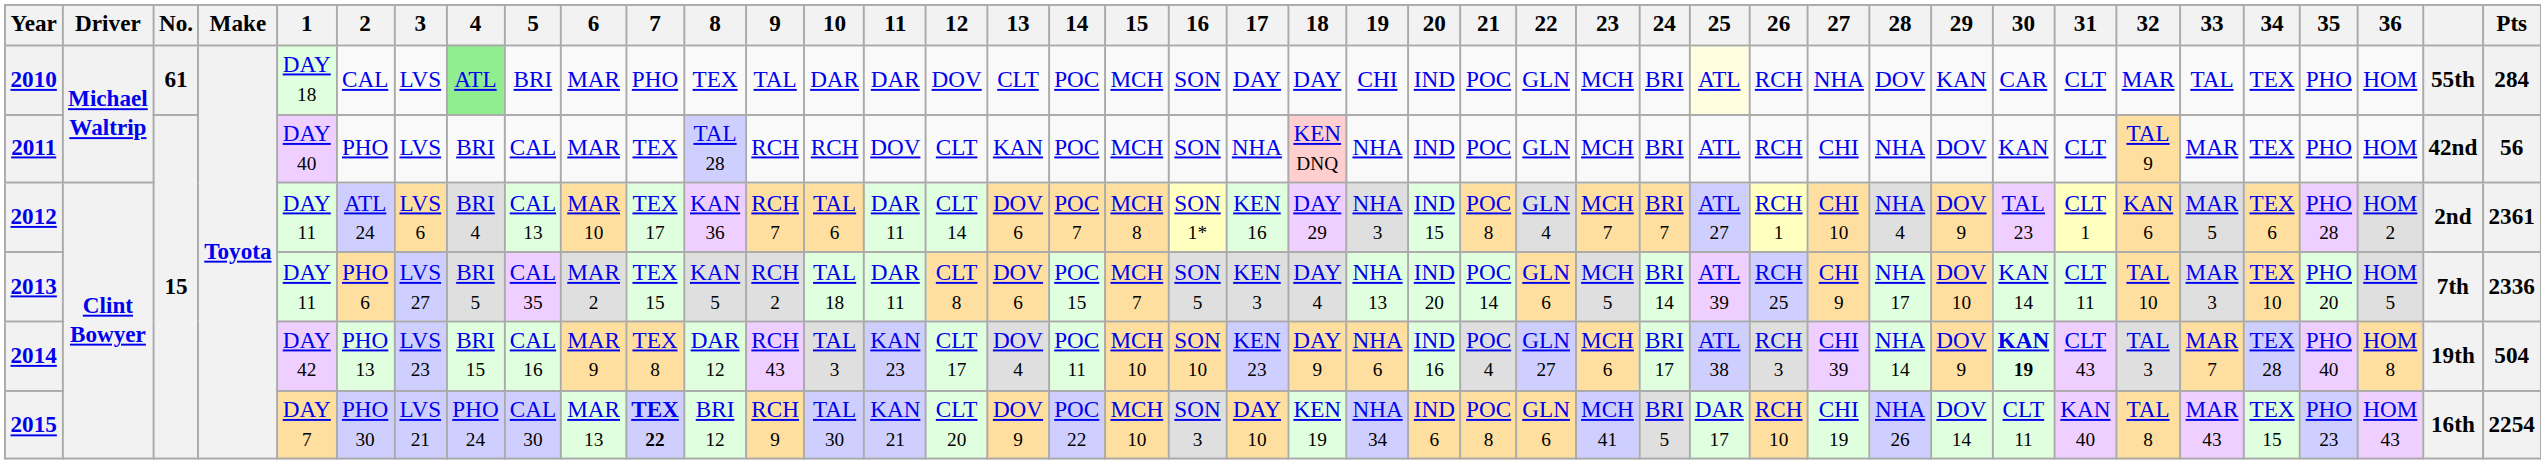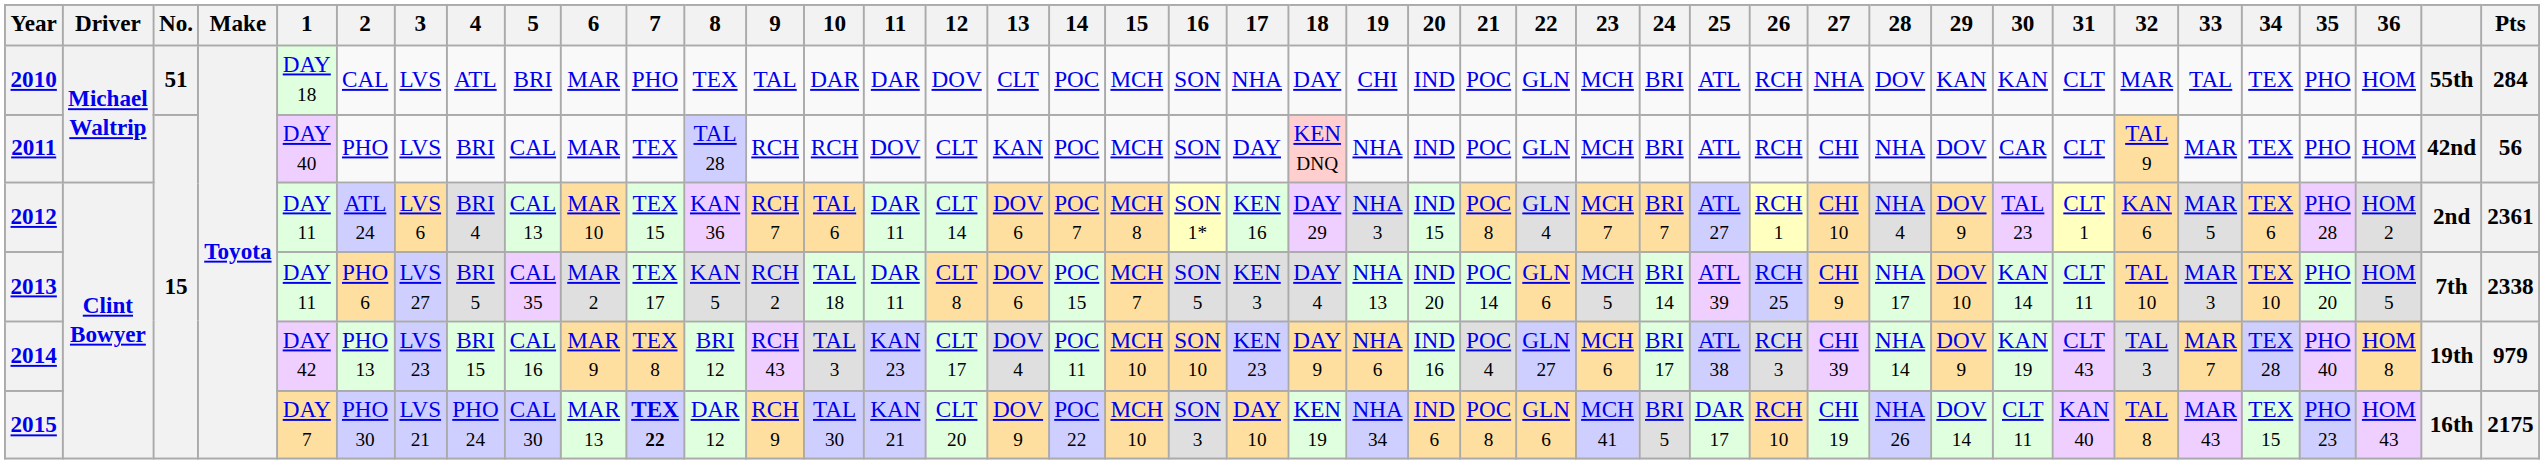(176, 79) 61 -> (176, 79) 51
(475, 79) lightgreen background -> (475, 79) no background
(1257, 79) DAY -> (1257, 79) NHA
(1719, 79) lightyellow background -> (1719, 79) no background
(2023, 79) CAR -> (2023, 79) KAN
(1257, 148) NHA -> (1257, 148) DAY
(2023, 148) KAN -> (2023, 148) CAR
(655, 216) TEX 17 -> (655, 216) TEX 15
(655, 285) TEX 15 -> (655, 285) TEX 17
(2512, 286) 2336 -> (2510, 286) 2338
(715, 354) DAR 12 -> (715, 354) BRI 12
(2023, 355) bold -> (2023, 354) normal
(2512, 355) 504 -> (2510, 355) 979
(715, 423) BRI 12 -> (715, 423) DAR 12
(2512, 424) 2254 -> (2510, 424) 2175
